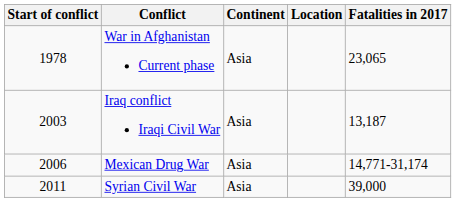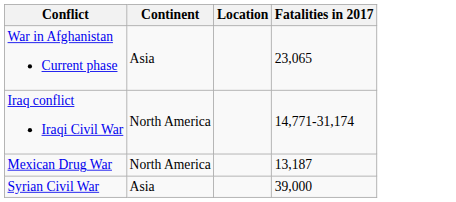- column: (53, 15)
(239, 122) Asia -> (170, 122) North America
(367, 122) 13,187 -> (314, 122) 14,771-31,174
(239, 164) Asia -> (170, 164) North America
(388, 164) 14,771-31,174 -> (293, 164) 13,187
